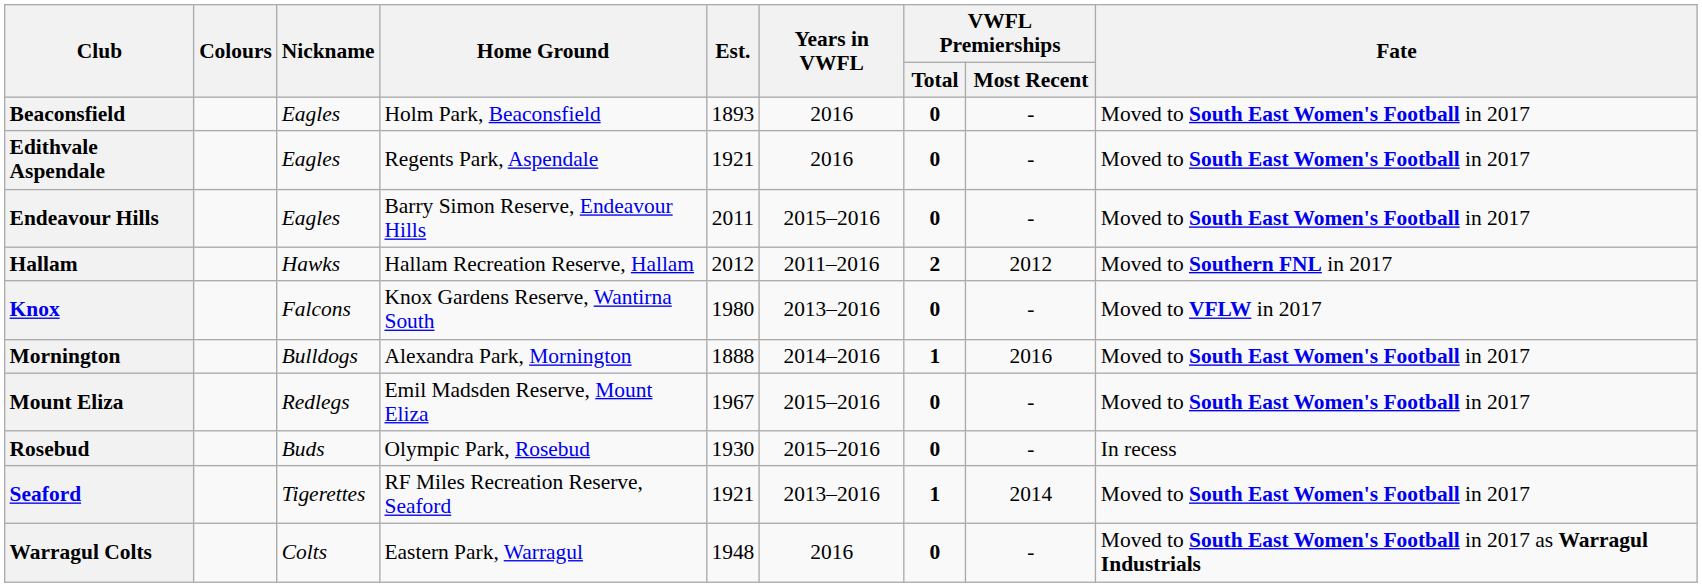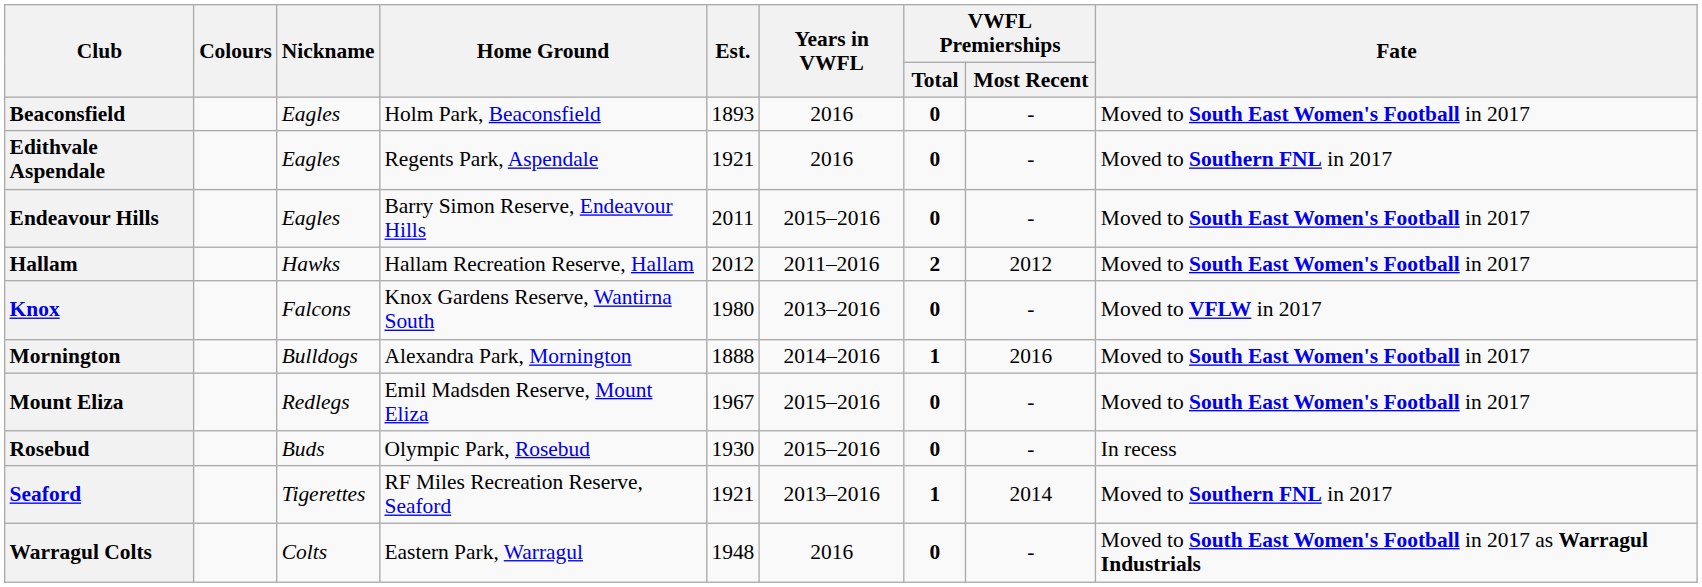(1315, 159) Moved to South East Women's Football in 2017 -> (1247, 159) Moved to Southern FNL in 2017
(1247, 263) Moved to Southern FNL in 2017 -> (1315, 263) Moved to South East Women's Football in 2017
(1315, 494) Moved to South East Women's Football in 2017 -> (1247, 494) Moved to Southern FNL in 2017
